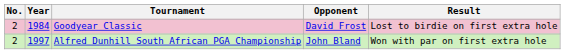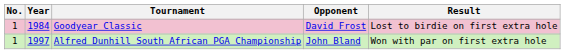(15, 27) 2 -> (15, 27) 1
(15, 42) 2 -> (15, 42) 1
